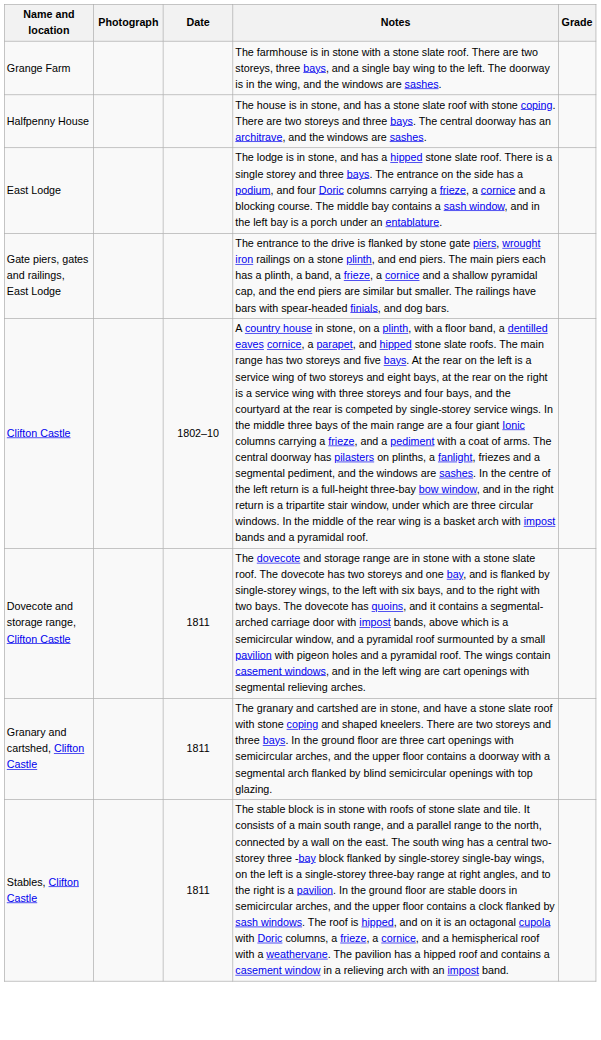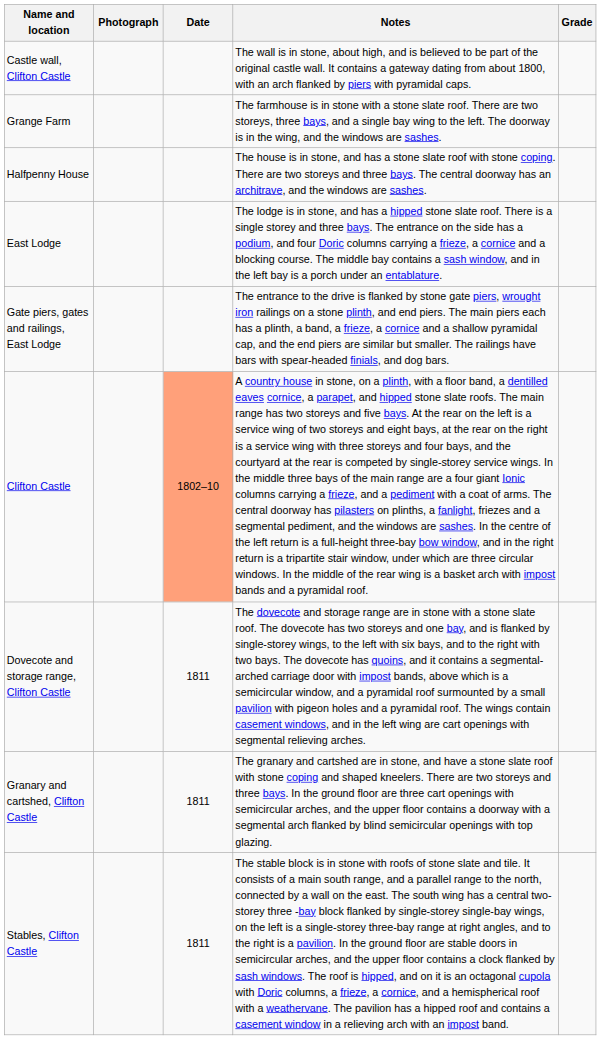+ row: (39, 68)
(198, 433) no background -> (198, 486) lightsalmon background
